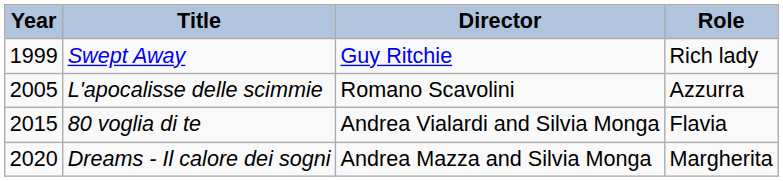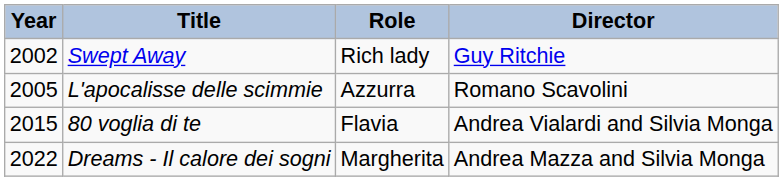columns swapped: (721, 21) <-> (500, 21)
(34, 55) 1999 -> (34, 55) 2002
(34, 158) 2020 -> (34, 158) 2022
